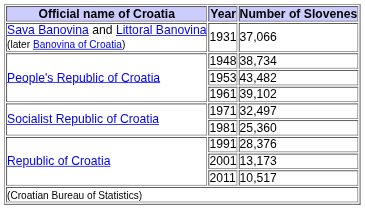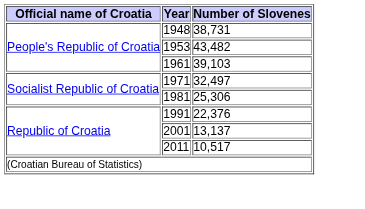- row: (223, 37)
(258, 61) 38,734 -> (212, 30) 38,731
(258, 94) 39,102 -> (212, 64) 39,103
(258, 127) 25,360 -> (212, 97) 25,306
(258, 144) 28,376 -> (212, 114) 22,376
(258, 161) 13,173 -> (212, 131) 13,137
